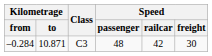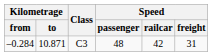(191, 43) 30 -> (191, 43) 31
